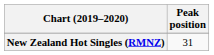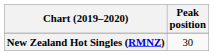(188, 42) 31 -> (188, 42) 30
